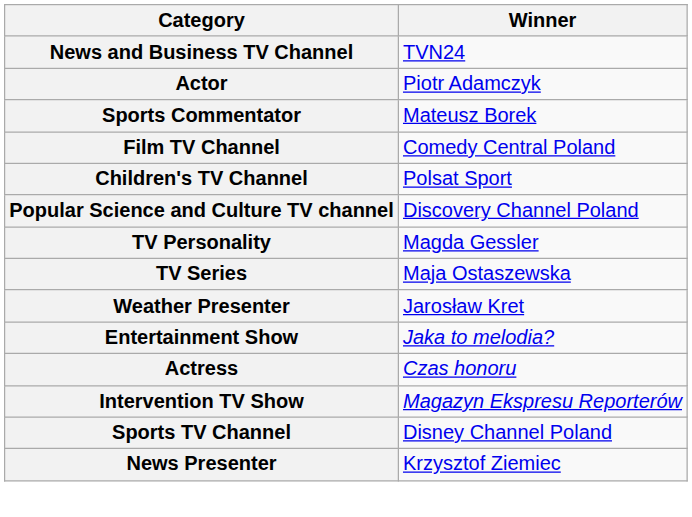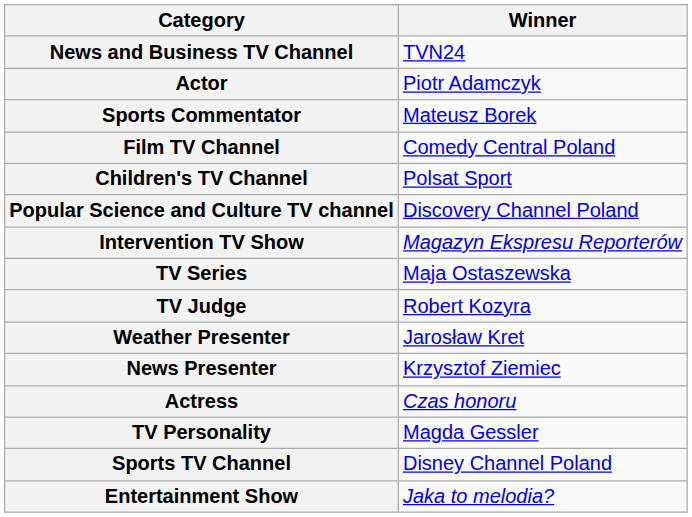rows swapped: (202, 242) <-> (202, 400)
+ row: (201, 305)
rows swapped: (202, 337) <-> (202, 464)
